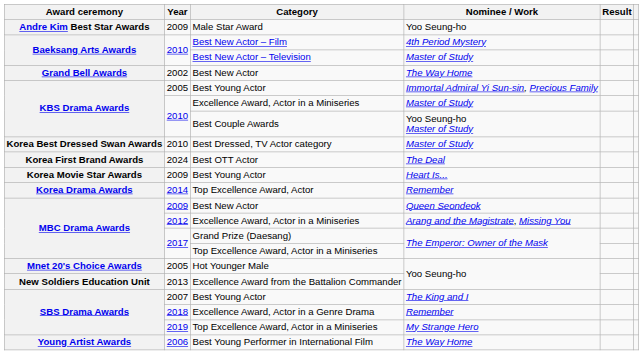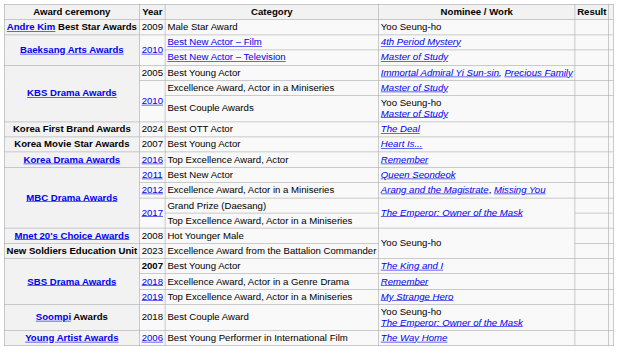- row: (225, 73)
- row: (262, 144)
(177, 175) 2009 -> (152, 144) 2007
(177, 190) 2014 -> (152, 159) 2016
(177, 205) 2009 -> (152, 175) 2011
(177, 266) 2005 -> (152, 236) 2008
(177, 281) 2013 -> (152, 251) 2023
(177, 296) normal -> (152, 266) bold
+ row: (208, 317)
